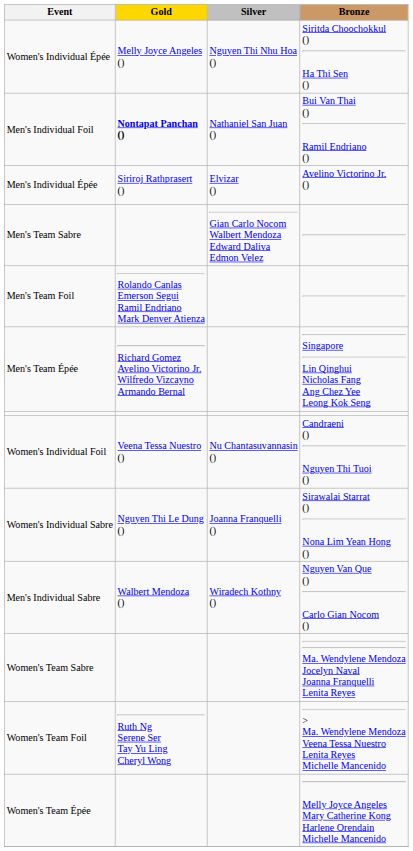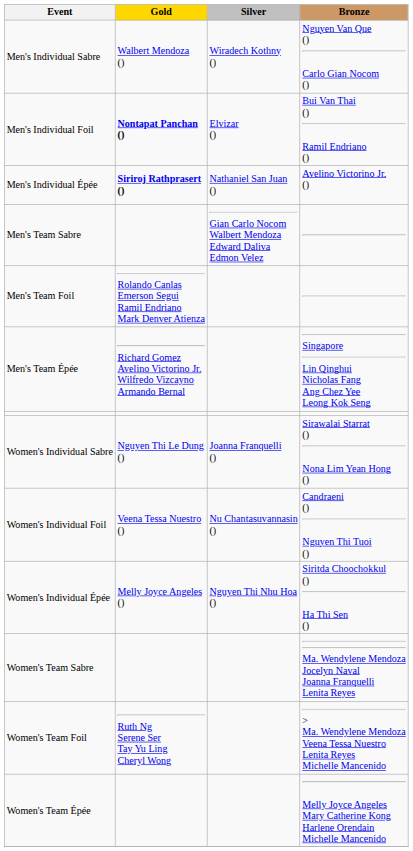rows swapped: (53, 597) <-> (58, 56)
(248, 129) Nathaniel San Juan () -> (224, 129) Elvizar ()
(155, 185) normal -> (159, 185) bold
(224, 185) Elvizar () -> (248, 185) Nathaniel San Juan ()
rows swapped: (60, 524) <-> (56, 452)
